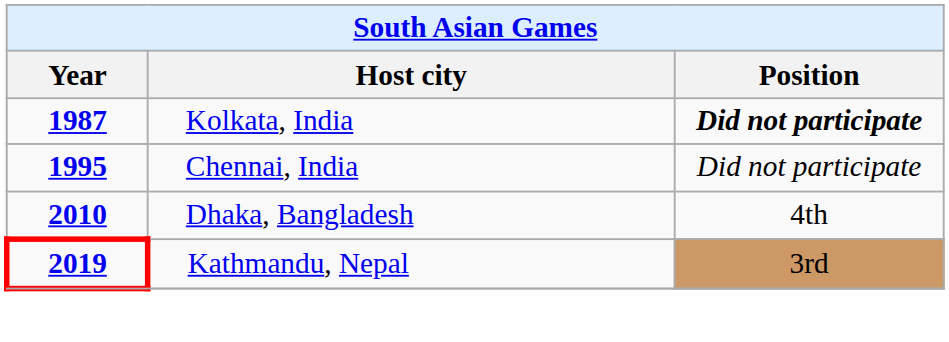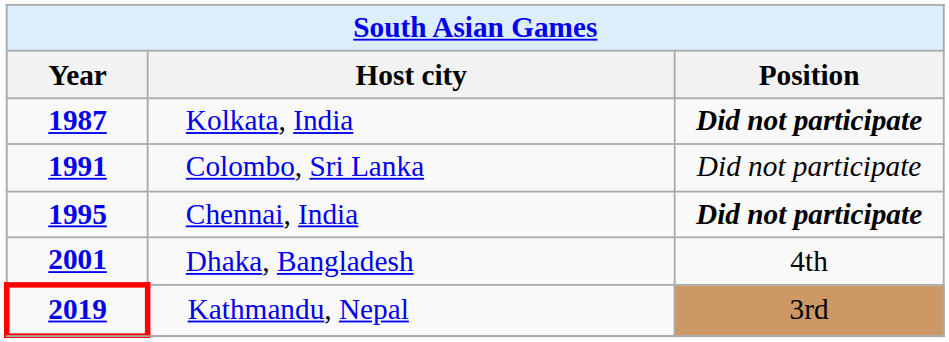+ row: (305, 167)
(809, 167) normal -> (809, 213) bold
(78, 213) 2010 -> (78, 259) 2001
